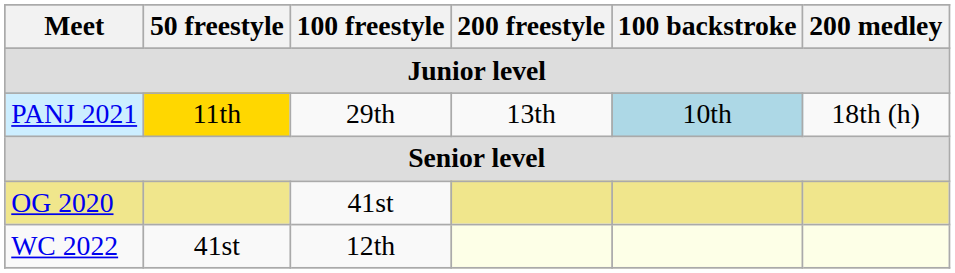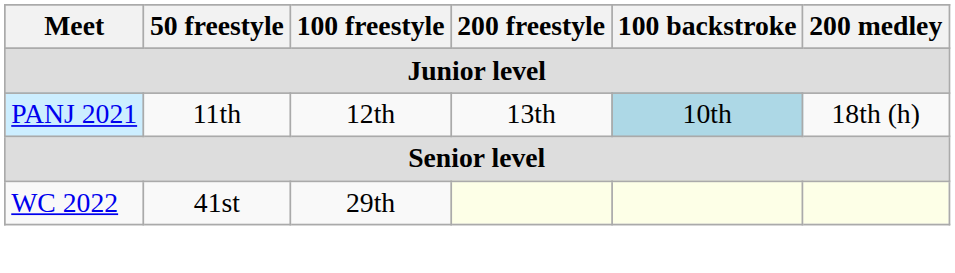(217, 114) gold background -> (217, 114) no background
(371, 114) 29th -> (371, 114) 12th
- row: (62, 202)
(371, 245) 12th -> (371, 202) 29th
